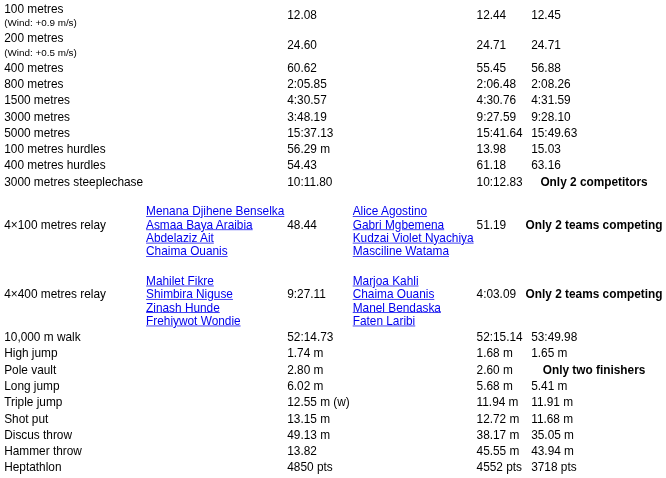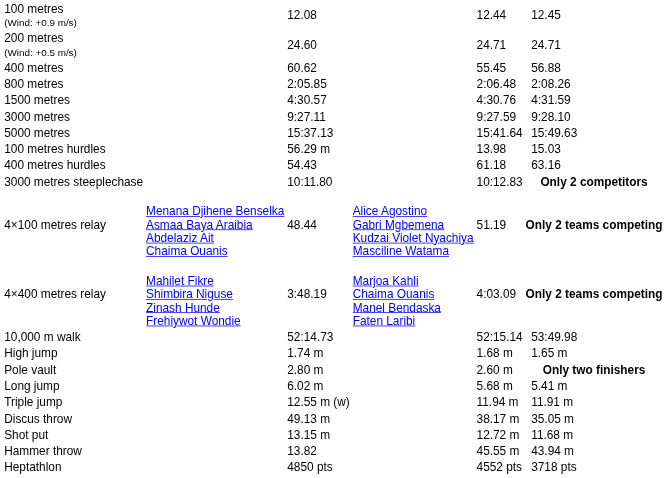(307, 117) 3:48.19 -> (307, 117) 9:27.11
(307, 294) 9:27.11 -> (307, 294) 3:48.19
rows swapped: (26, 418) <-> (38, 435)
